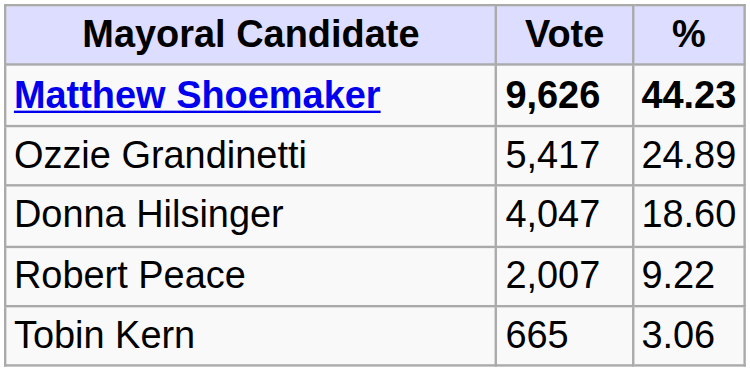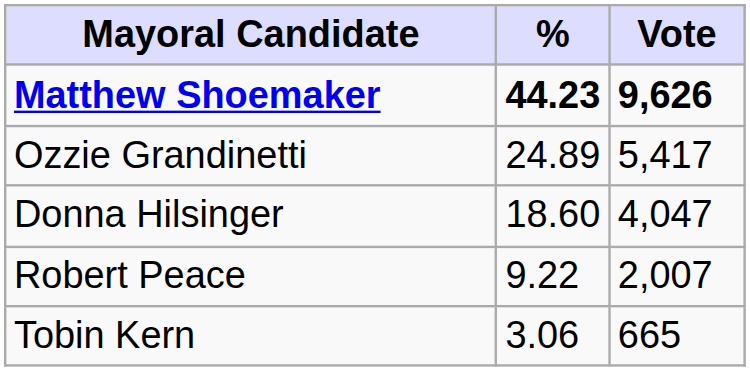columns swapped: (565, 34) <-> (689, 34)
